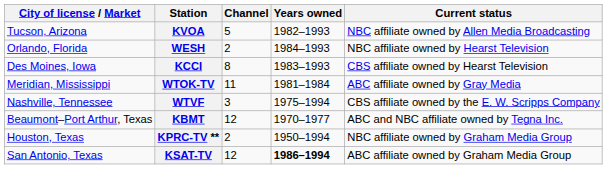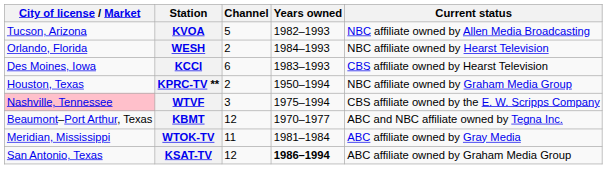(227, 66) 8 -> (227, 66) 6
rows swapped: (188, 84) <-> (188, 137)
(60, 102) no background -> (60, 102) pink background
